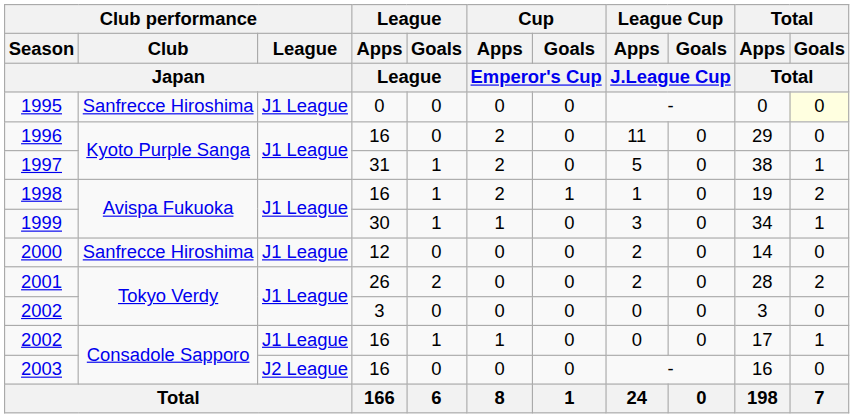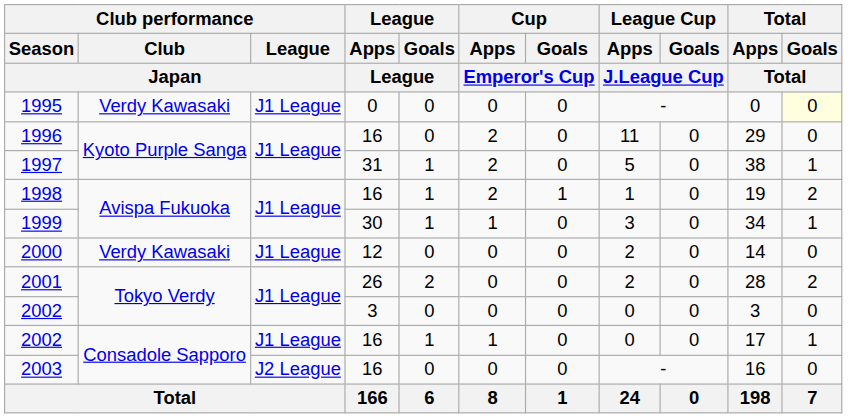(168, 106) Sanfrecce Hiroshima -> (165, 106) Verdy Kawasaki
(168, 252) Sanfrecce Hiroshima -> (165, 252) Verdy Kawasaki
